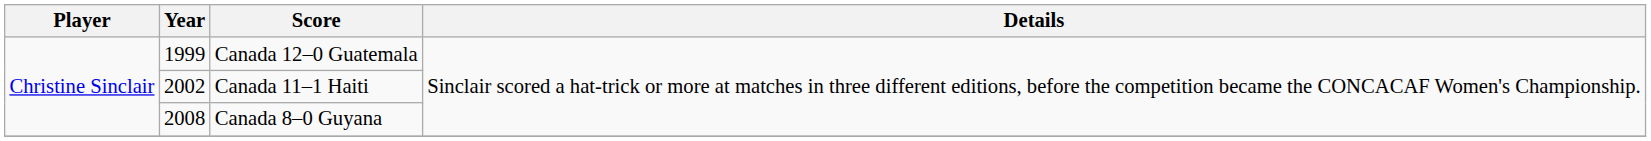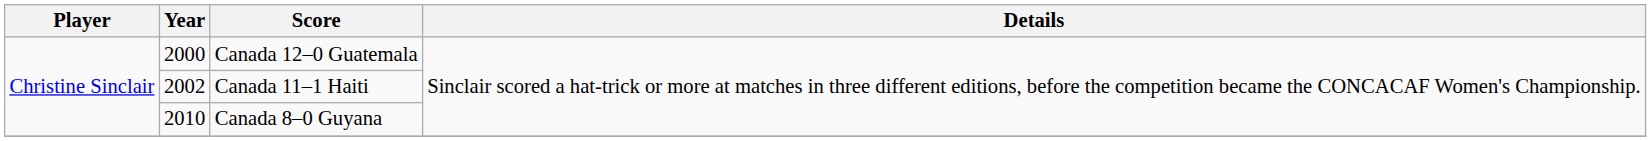(185, 53) 1999 -> (185, 53) 2000
(185, 119) 2008 -> (185, 119) 2010
